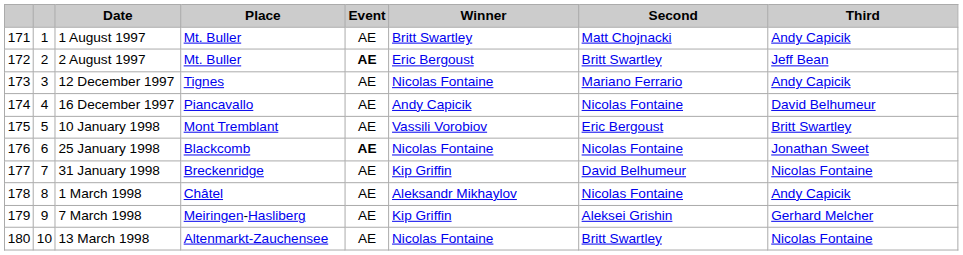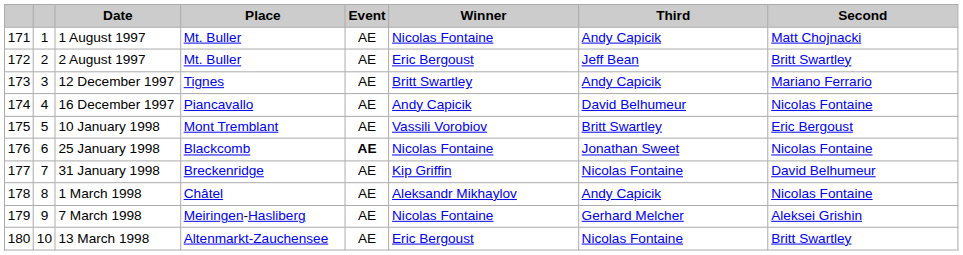columns swapped: (673, 15) <-> (863, 15)
(432, 37) Britt Swartley -> (443, 37) Nicolas Fontaine
(367, 59) bold -> (367, 59) normal
(443, 82) Nicolas Fontaine -> (432, 82) Britt Swartley
(422, 215) Kip Griffin -> (443, 215) Nicolas Fontaine
(443, 238) Nicolas Fontaine -> (433, 238) Eric Bergoust
